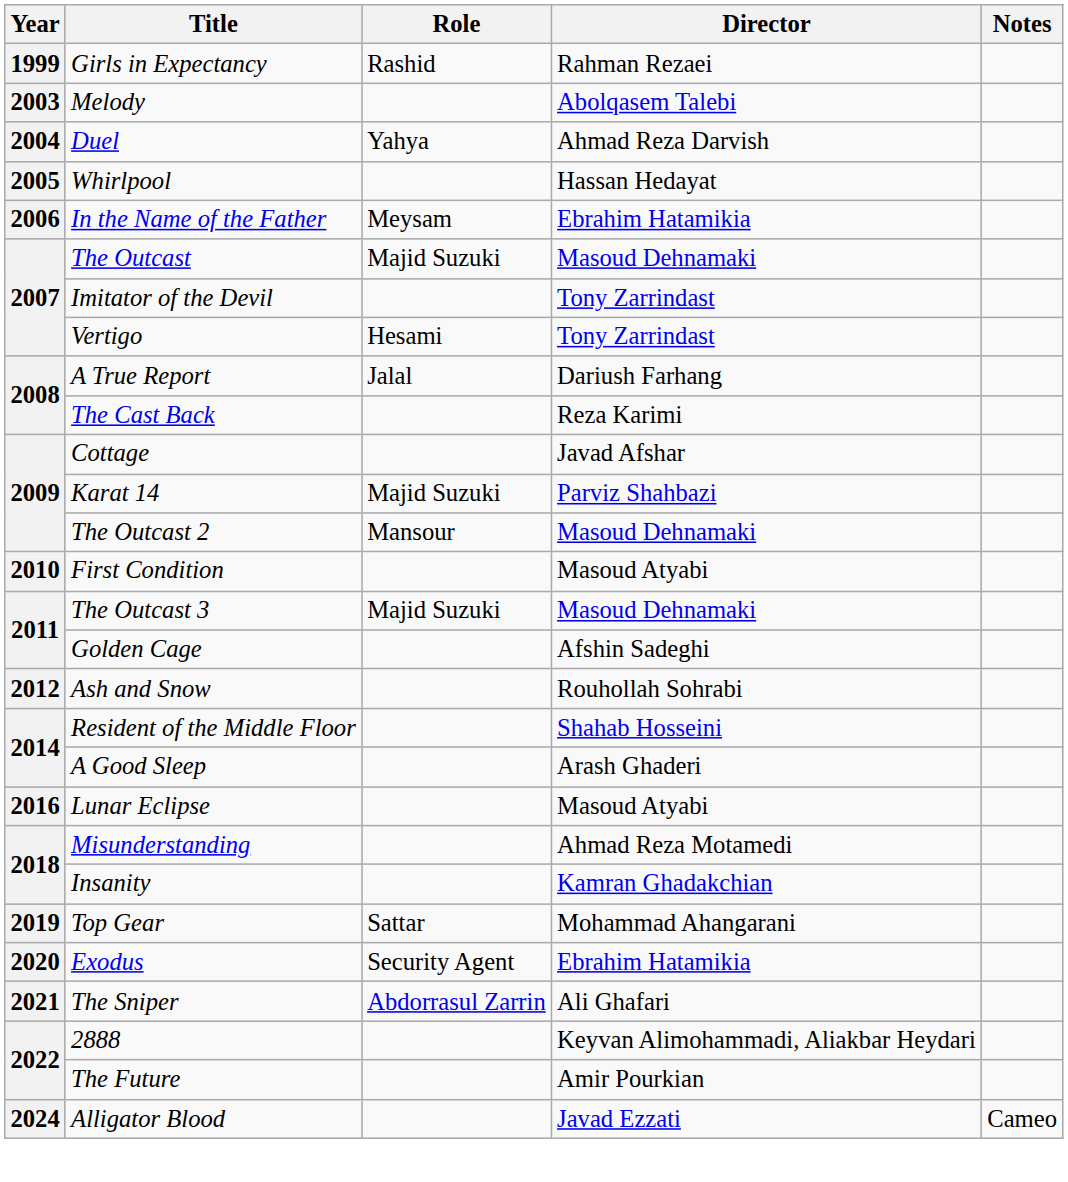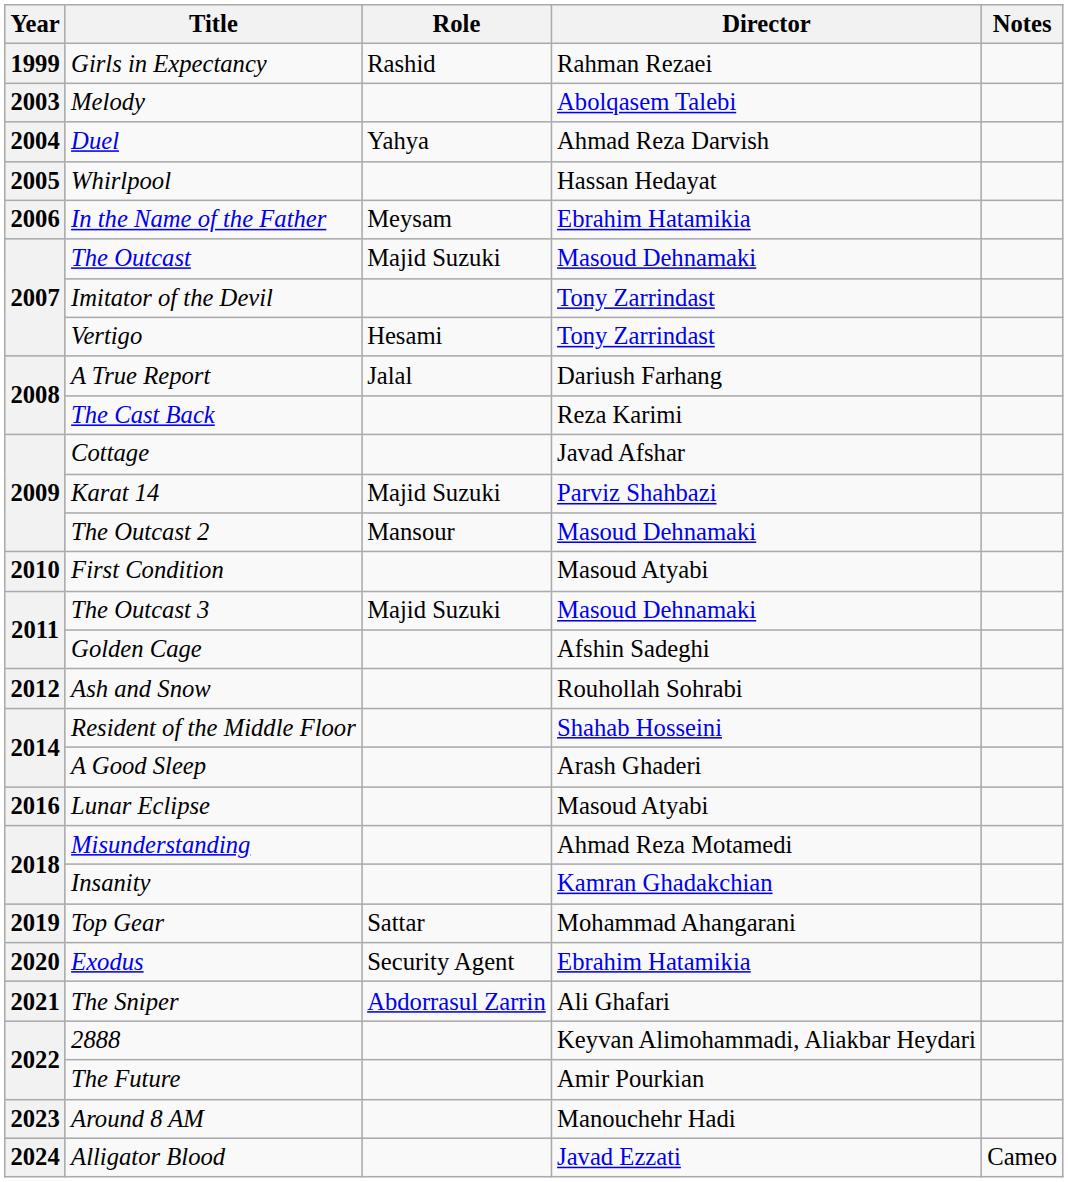+ row: (137, 1118)
